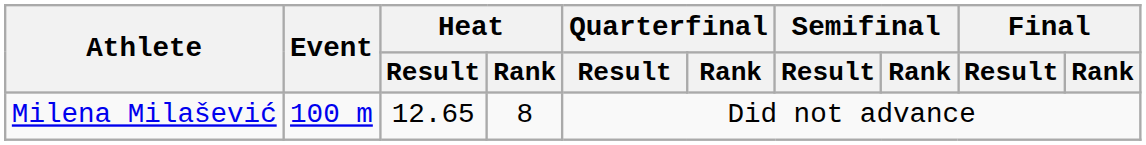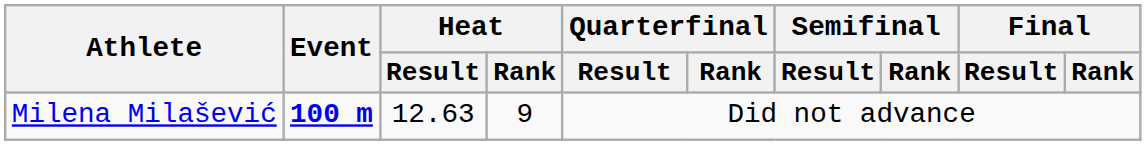(331, 116) normal -> (331, 116) bold
(433, 116) 12.65 -> (433, 116) 12.63
(525, 116) 8 -> (525, 116) 9
